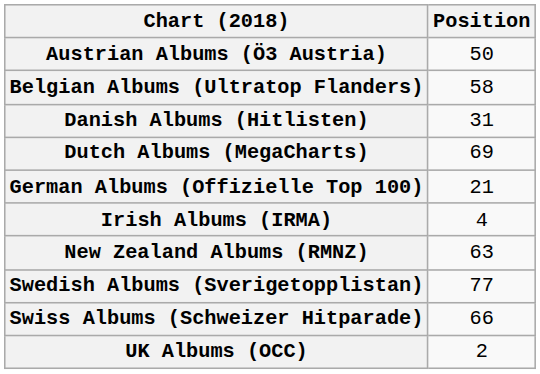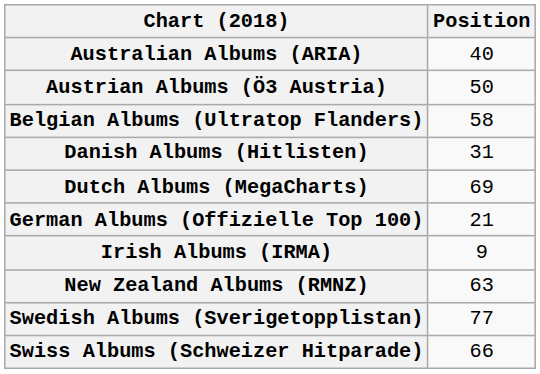+ row: (216, 54)
(482, 220) 4 -> (482, 253) 9
- row: (217, 352)
